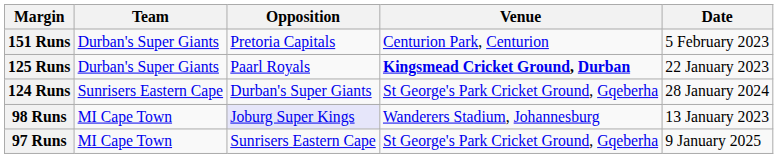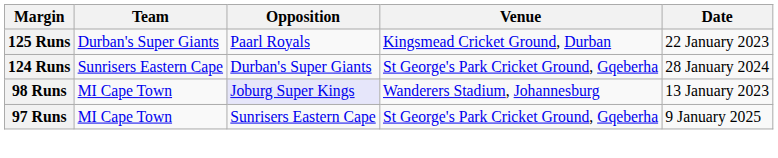- row: (39, 41)
(507, 66) bold -> (497, 41) normal
